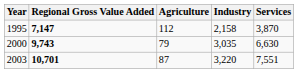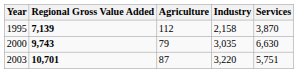(43, 28) 7,147 -> (43, 28) 7,139
(267, 60) 7,551 -> (267, 60) 5,751
